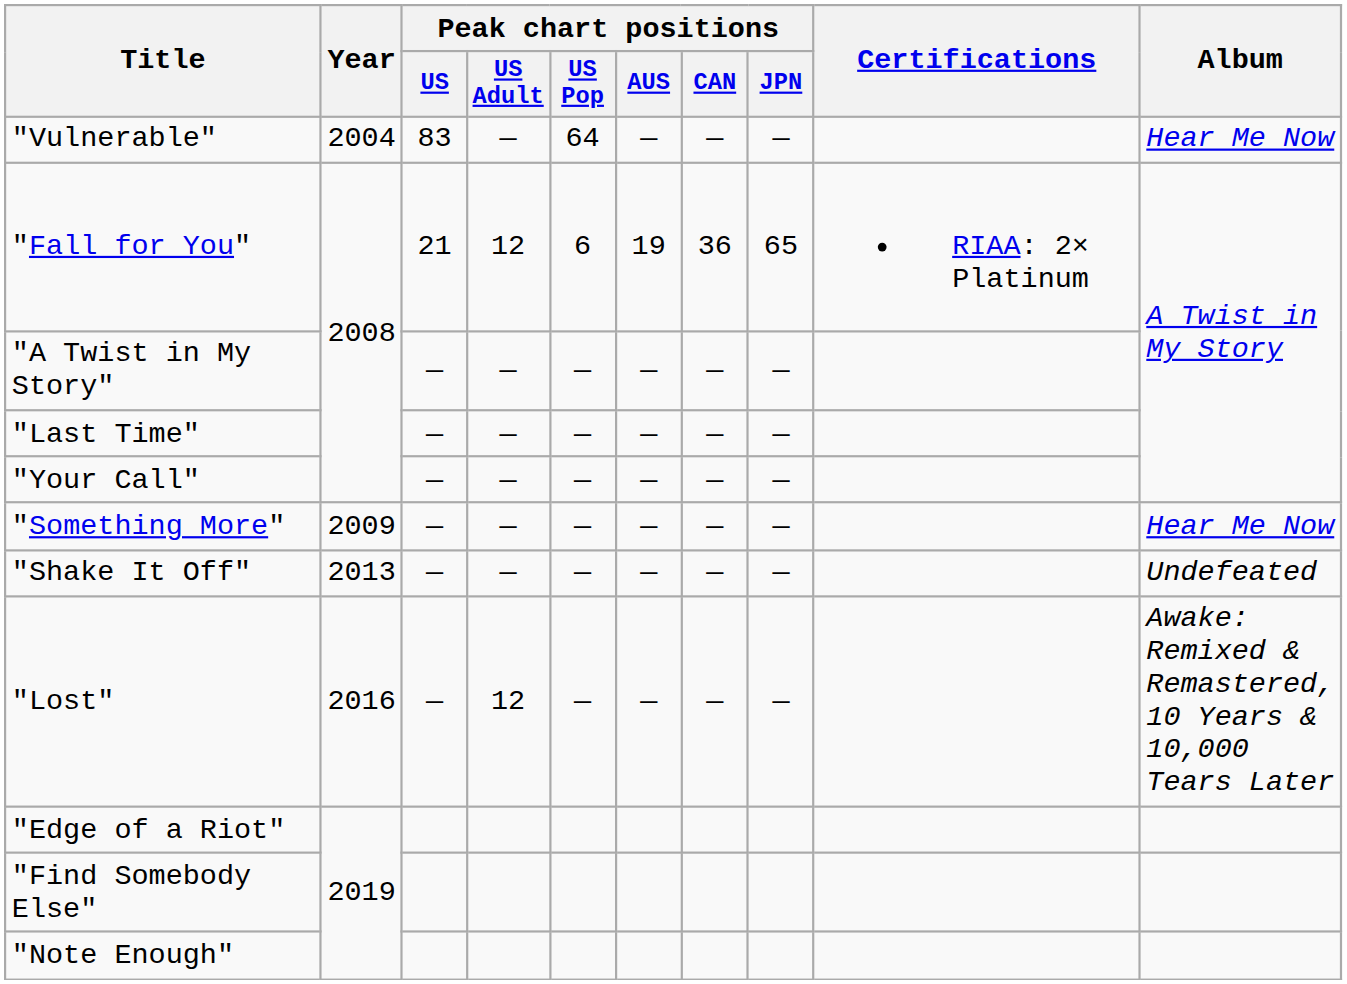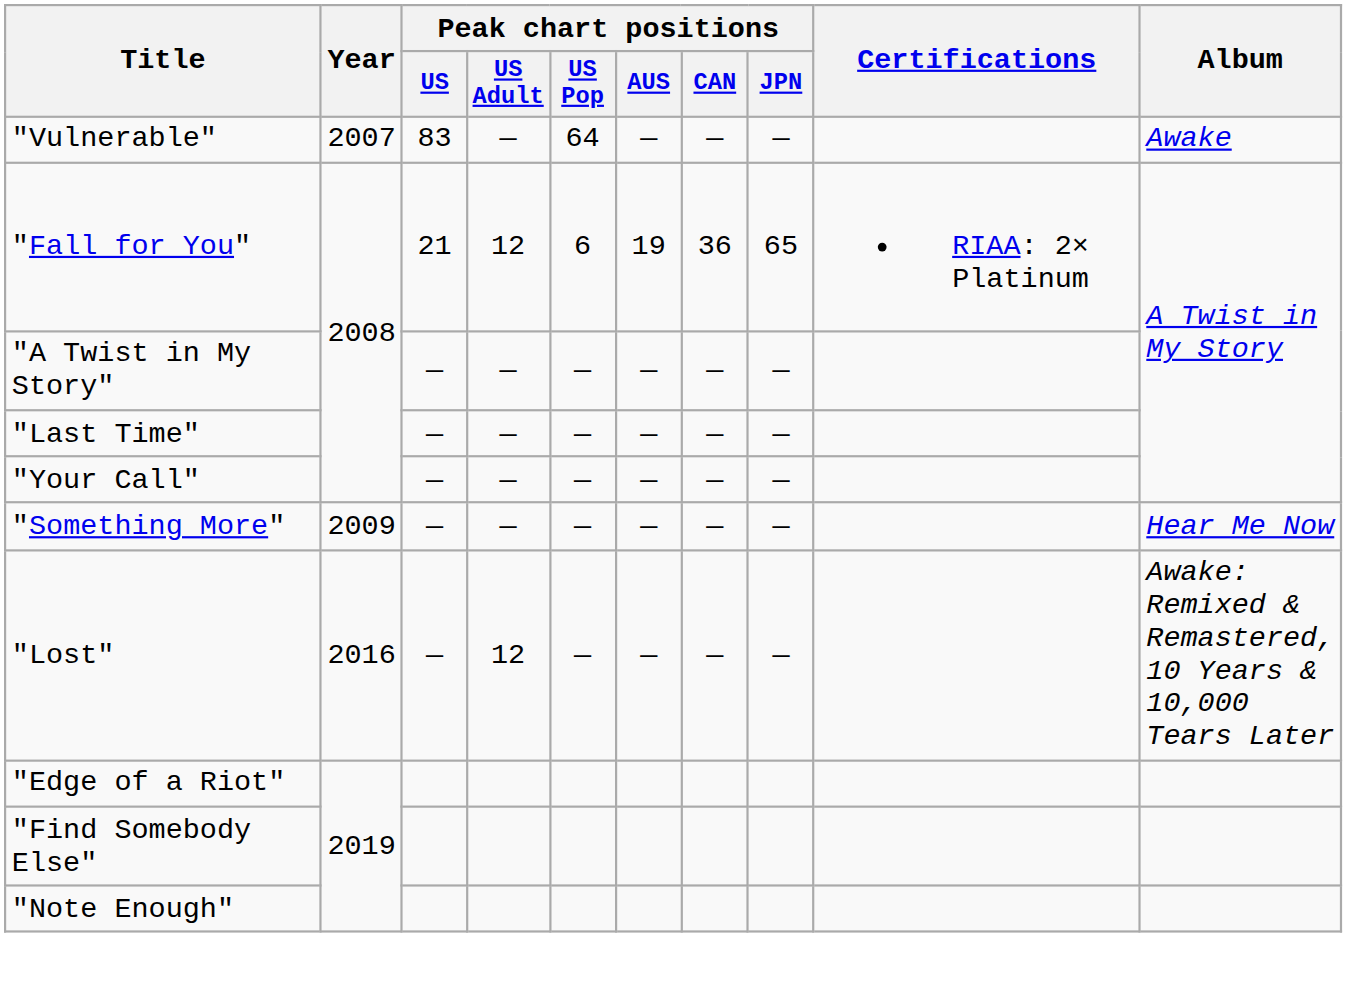(362, 139) 2004 -> (362, 139) 2007
(1240, 139) Hear Me Now -> (1189, 139) Awake
- row: (131, 573)
